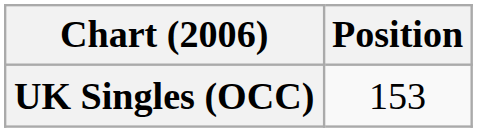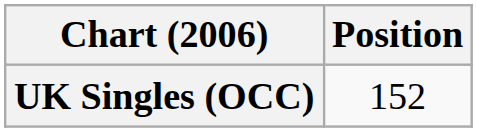(398, 95) 153 -> (398, 95) 152
